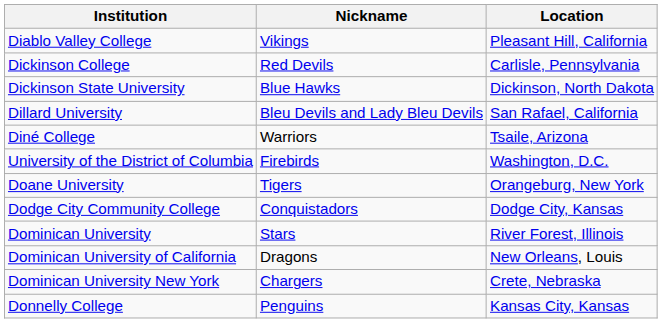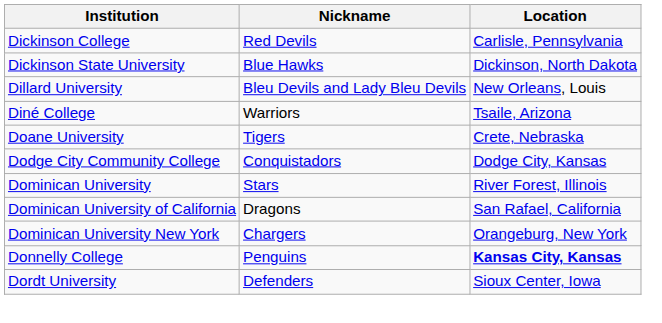- row: (80, 40)
(564, 112) San Rafael, California -> (539, 88) New Orleans, Louis
- row: (130, 161)
(567, 185) Orangeburg, New York -> (528, 137) Crete, Nebraska
(556, 257) New Orleans, Louis -> (547, 209) San Rafael, California
(545, 281) Crete, Nebraska -> (550, 233) Orangeburg, New York
(560, 305) normal -> (547, 257) bold
+ row: (62, 281)
